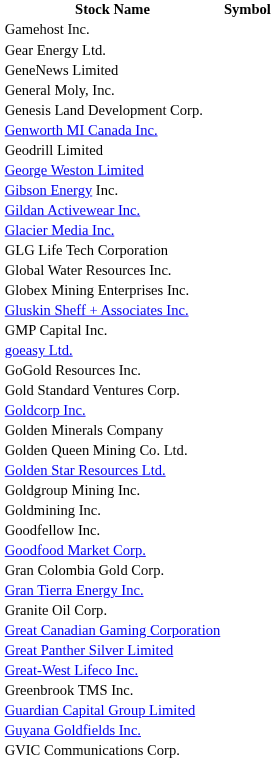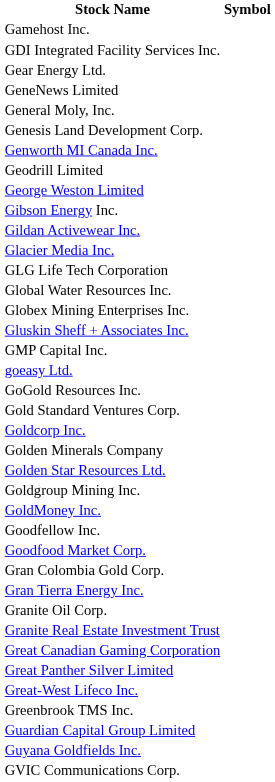+ row: (112, 50)
- row: (96, 450)
- row: (53, 510)
+ row: (53, 510)
+ row: (112, 630)
